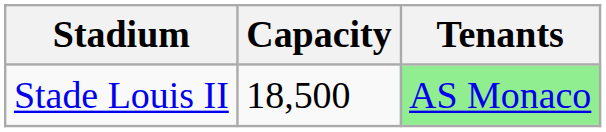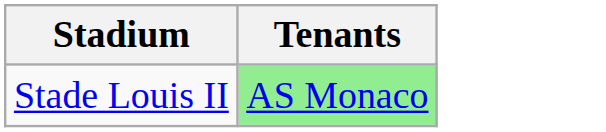- column: (319, 34)
